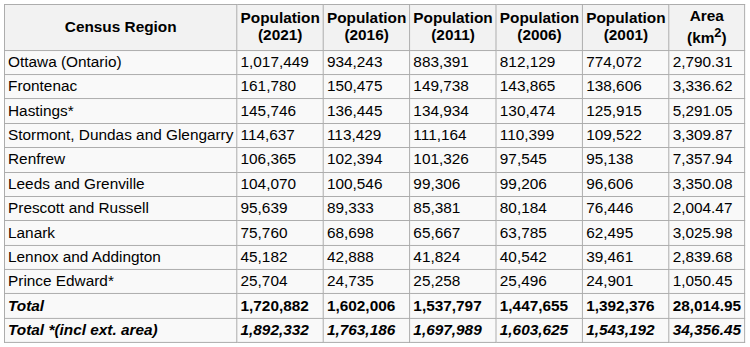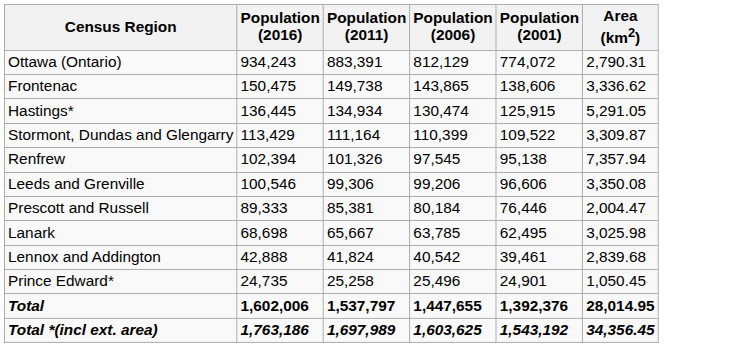- column: (280, 27)
